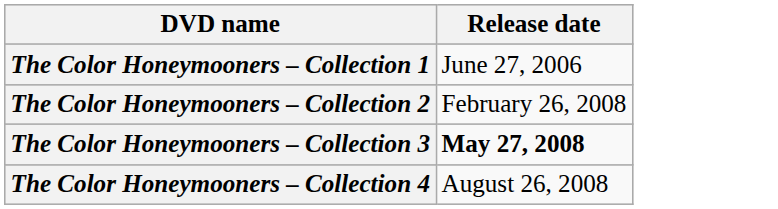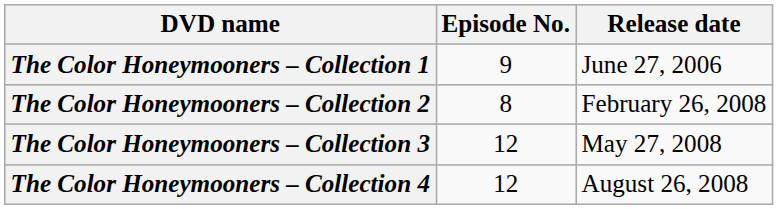+ column: (506, 24)
(513, 143) bold -> (652, 143) normal
